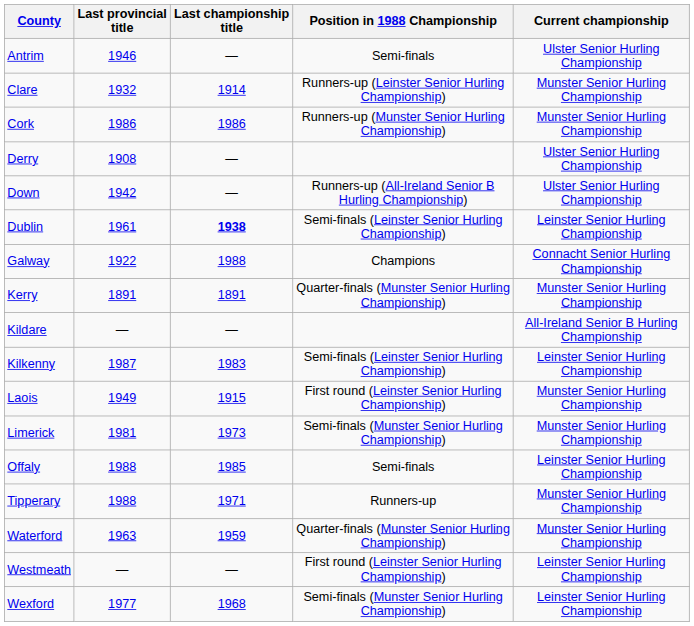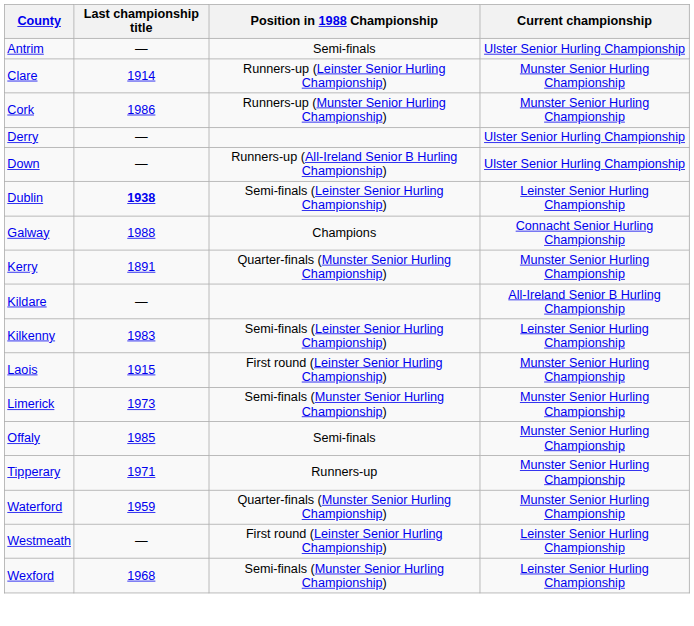- column: (122, 21)
(601, 467) Leinster Senior Hurling Championship -> (585, 438) Munster Senior Hurling Championship
